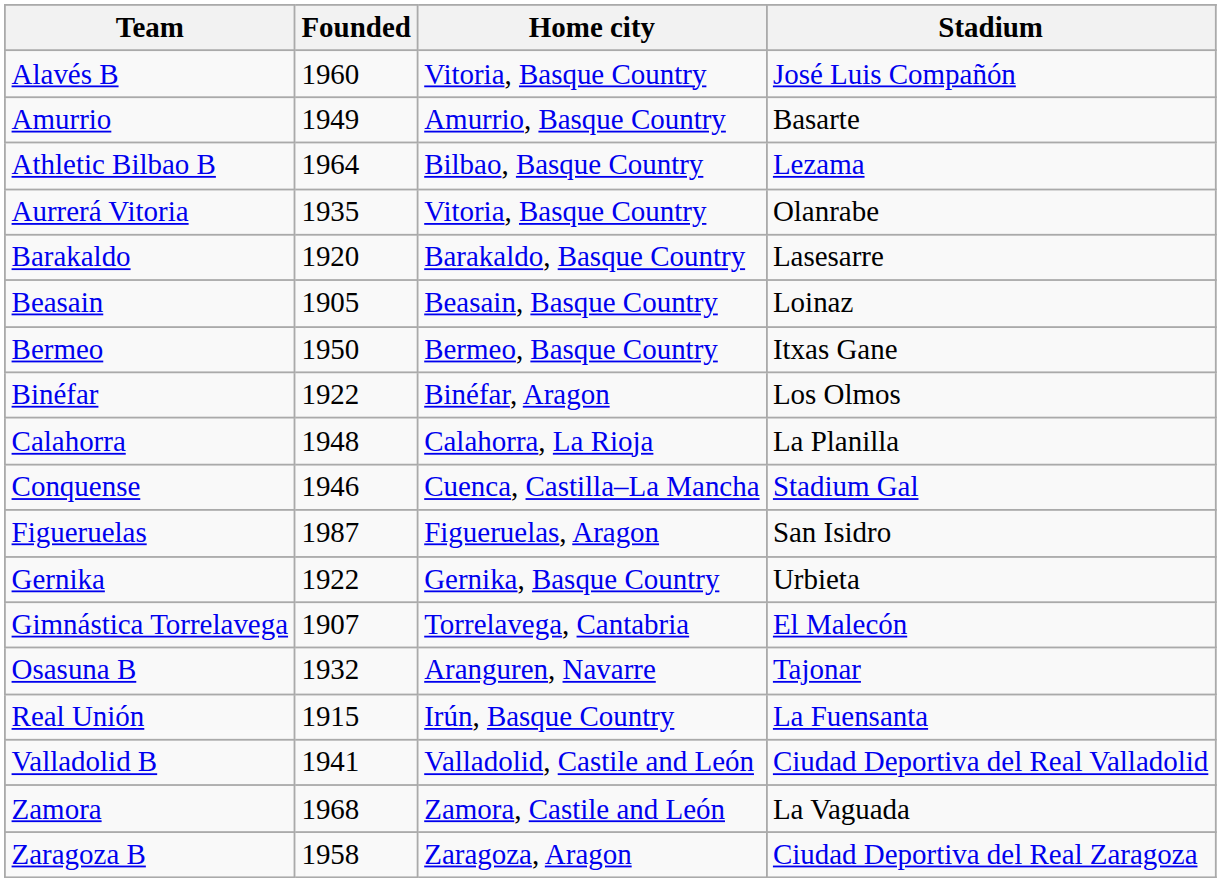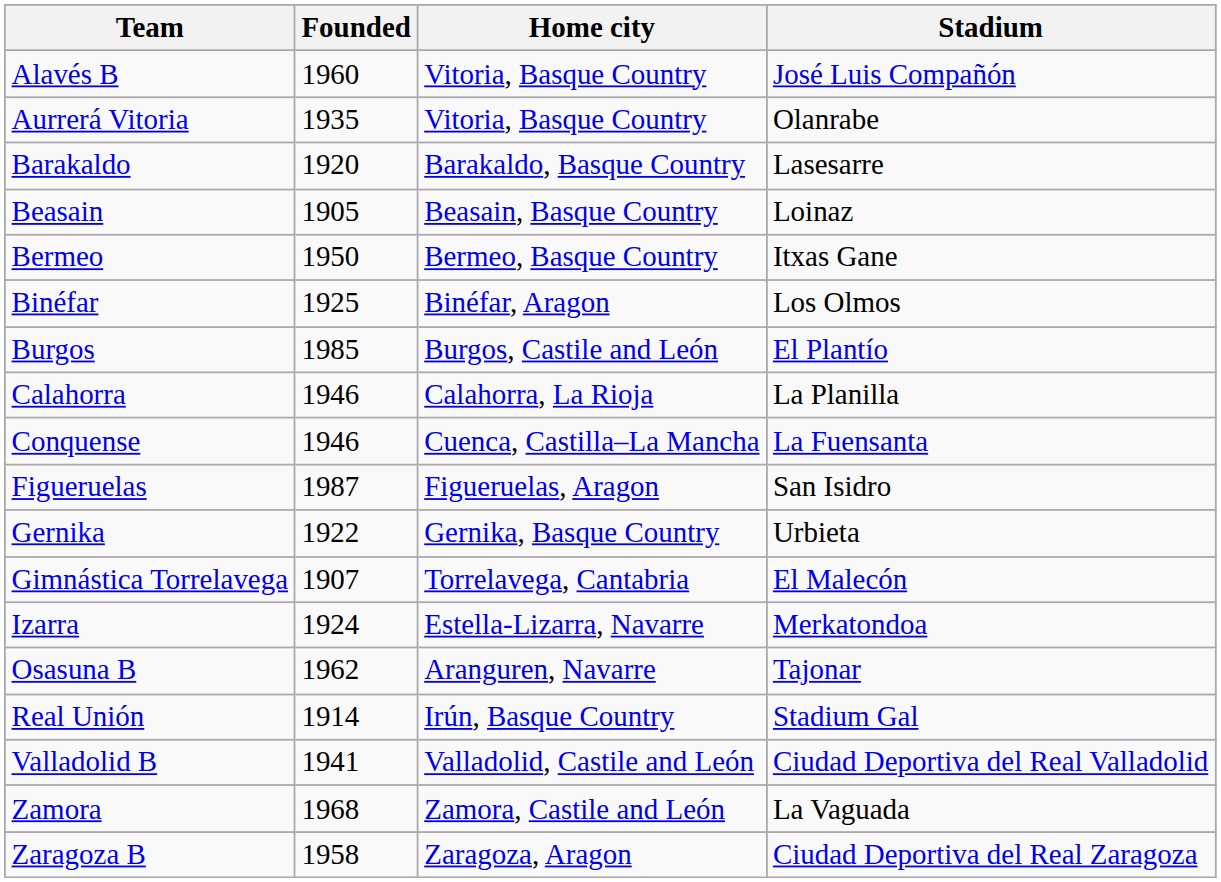- row: (61, 119)
- row: (114, 165)
(330, 394) 1922 -> (330, 303) 1925
+ row: (53, 348)
(330, 440) 1948 -> (330, 394) 1946
(846, 486) Stadium Gal -> (851, 440) La Fuensanta
+ row: (45, 624)
(330, 670) 1932 -> (330, 670) 1962
(330, 716) 1915 -> (330, 716) 1914
(851, 716) La Fuensanta -> (846, 716) Stadium Gal
